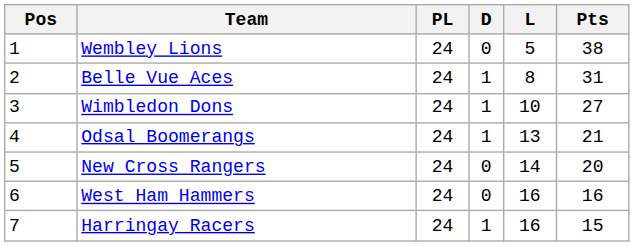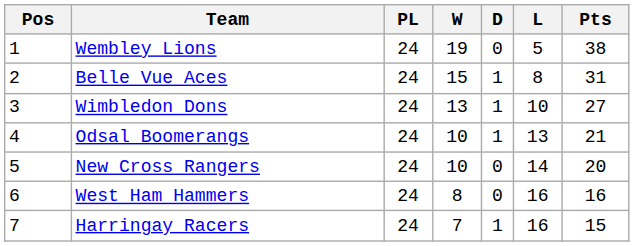+ column: (457, 19)
